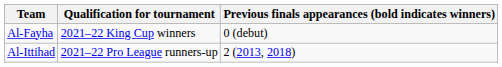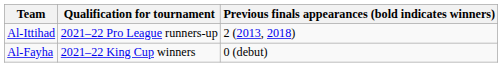rows swapped: (31, 52) <-> (30, 33)
